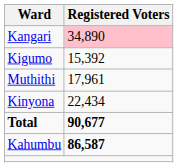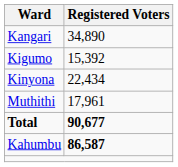(86, 36) pink background -> (86, 36) no background
rows swapped: (31, 101) <-> (31, 79)
